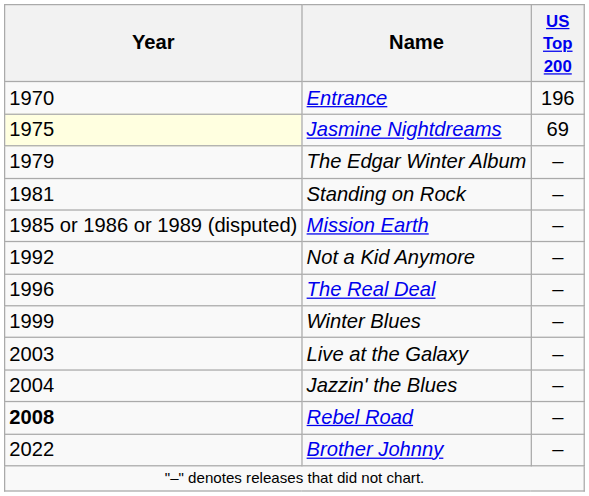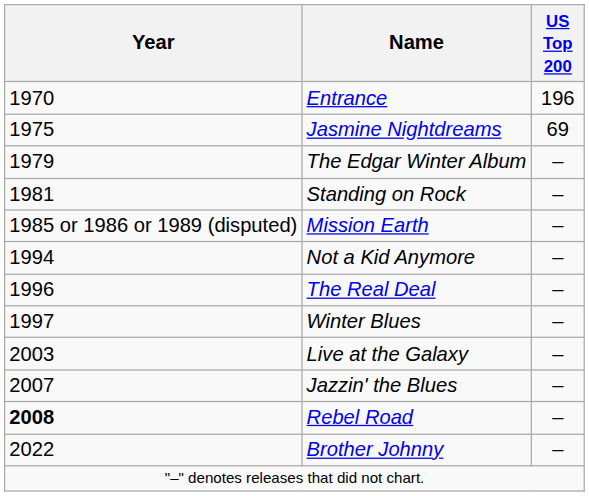(32, 129) lightyellow background -> (32, 129) no background
(32, 257) 1992 -> (32, 257) 1994
(32, 321) 1999 -> (32, 321) 1997
(32, 385) 2004 -> (32, 385) 2007
